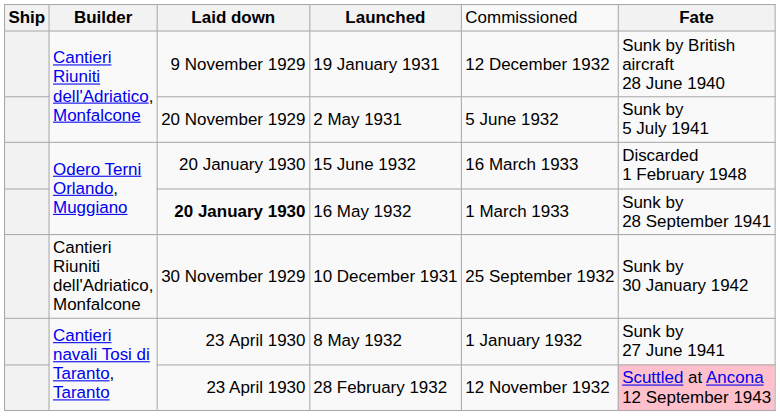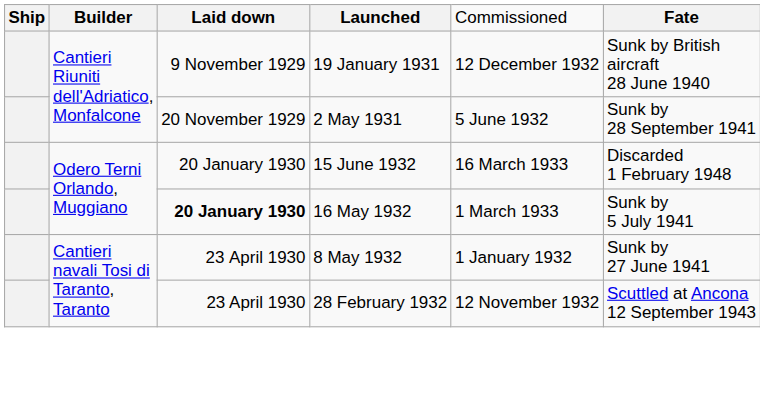(666, 119) Sunk by 5 July 1941 -> (682, 119) Sunk by 28 September 1941
(697, 211) Sunk by 28 September 1941 -> (650, 211) Sunk by 5 July 1941
- row: (385, 276)
(697, 387) pink background -> (682, 303) no background
